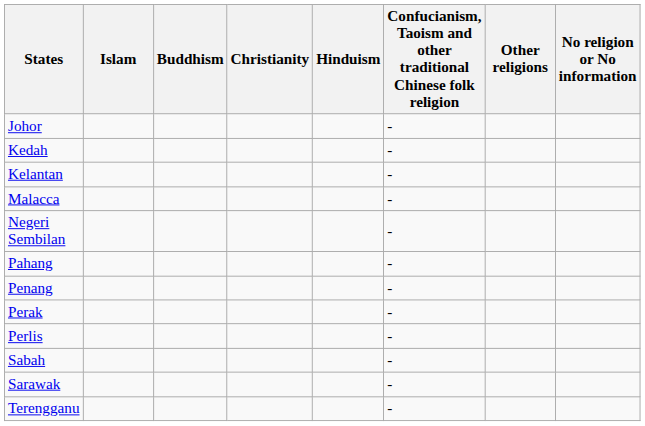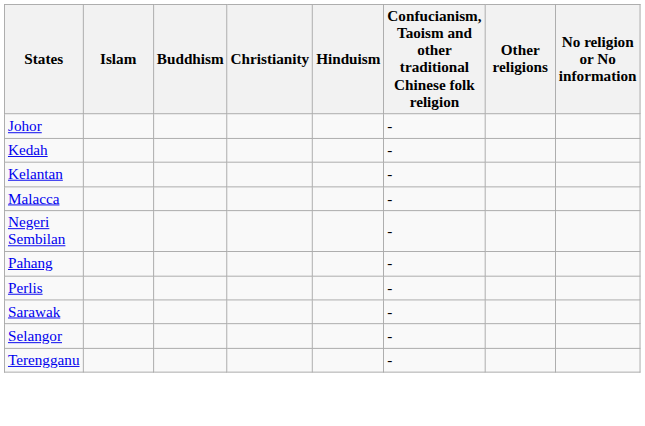- row: (30, 287)
- row: (25, 312)
- row: (27, 360)
+ row: (35, 336)
